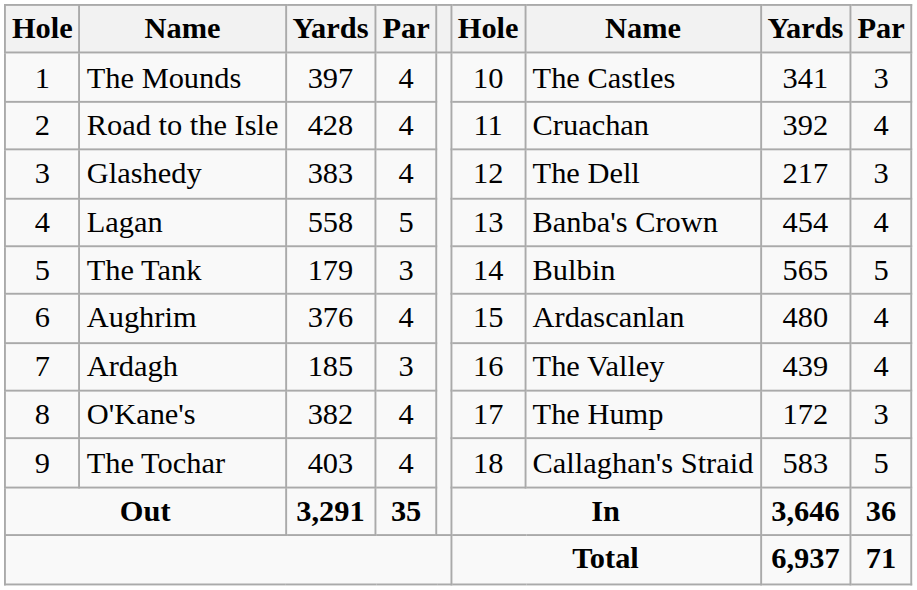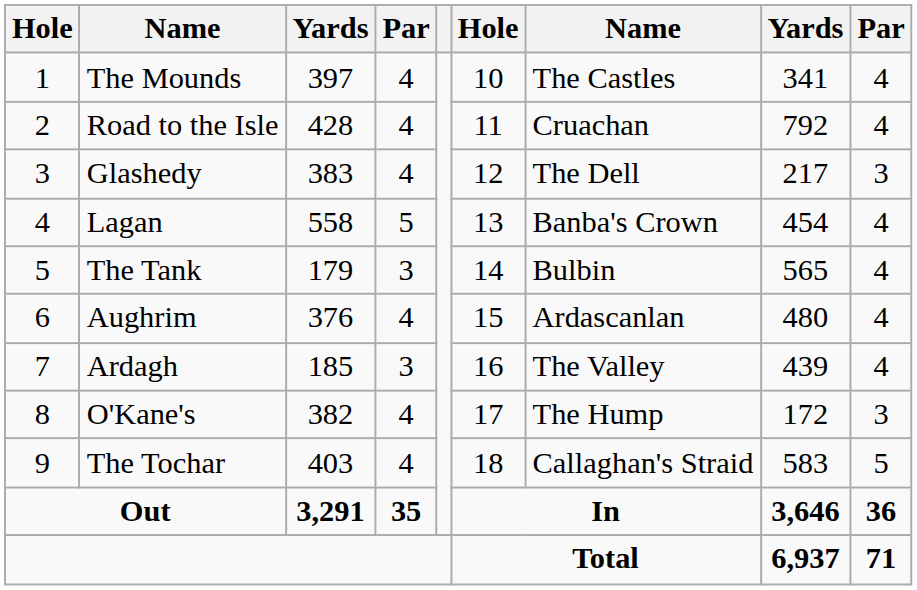(881, 76) 3 -> (881, 76) 4
(805, 125) 392 -> (805, 125) 792
(881, 269) 5 -> (881, 269) 4
